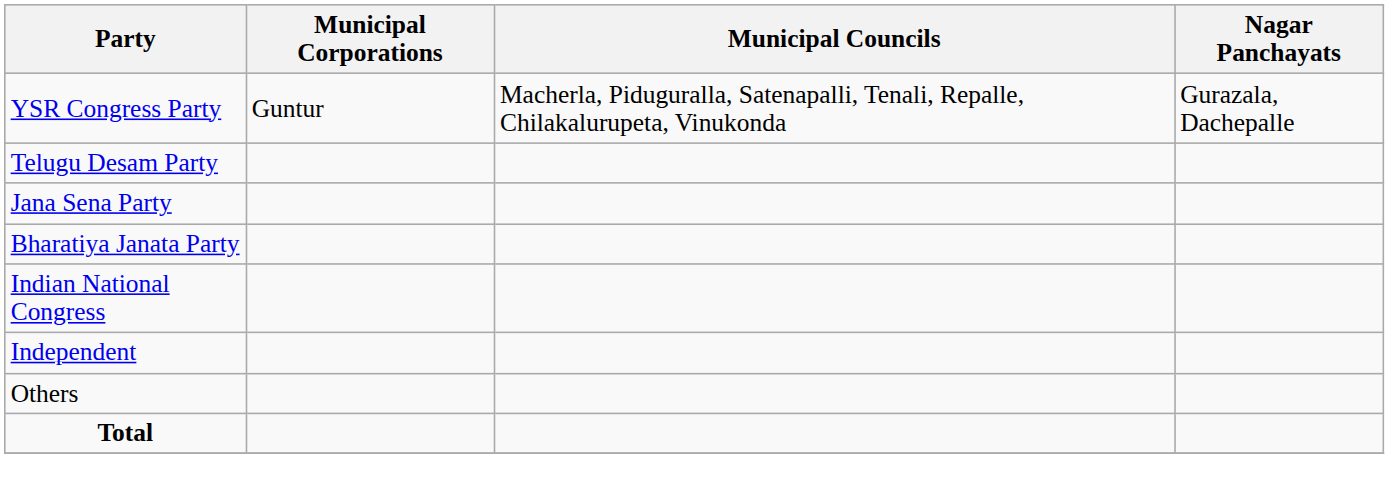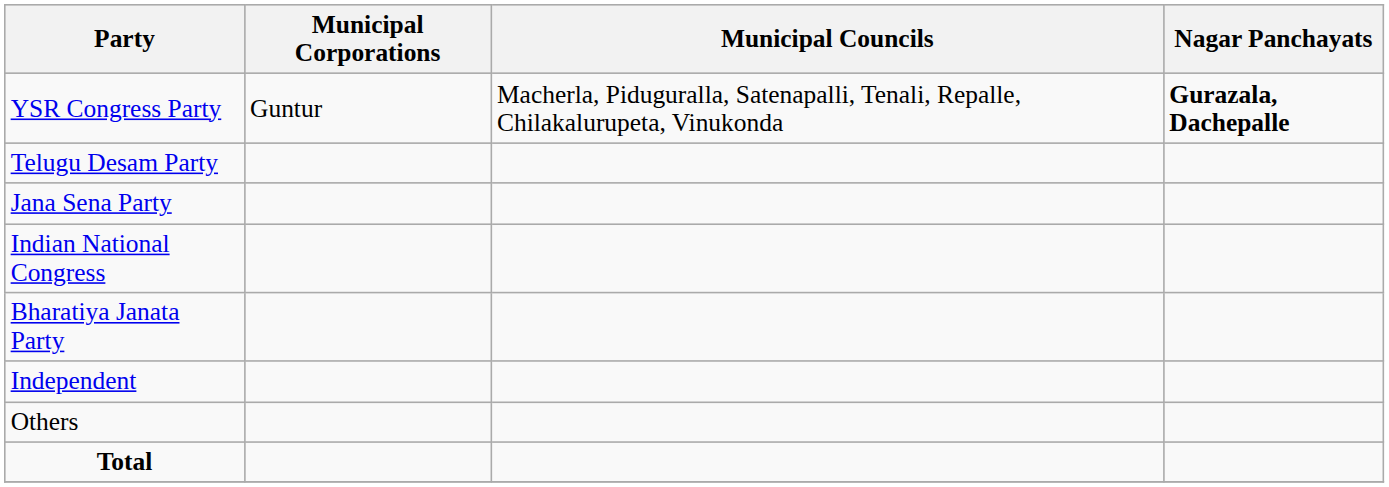(1237, 107) normal -> (1229, 107) bold
rows swapped: (90, 297) <-> (125, 243)
